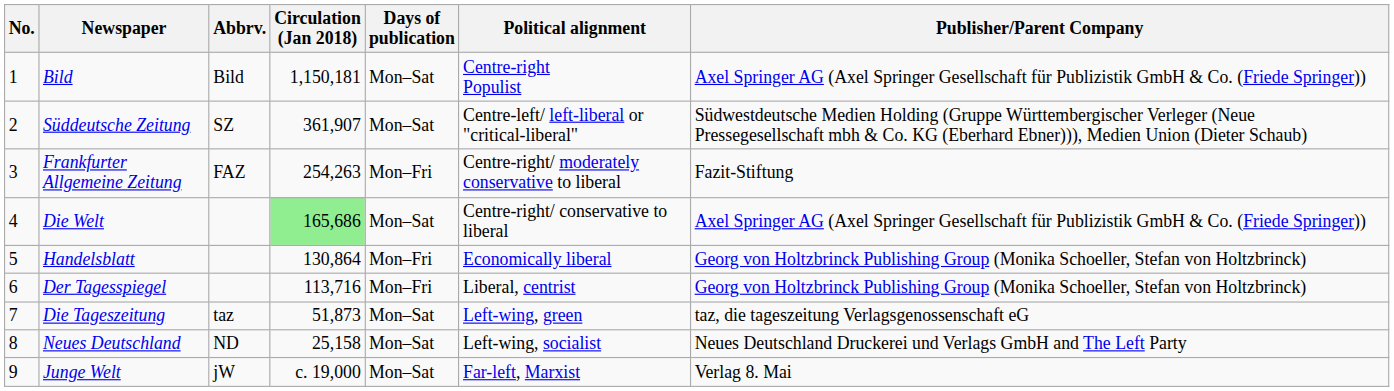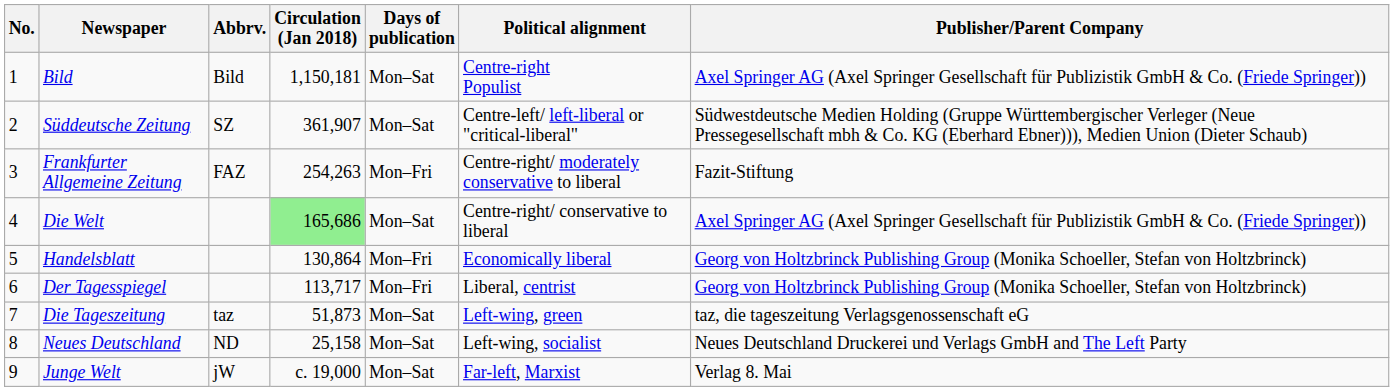(332, 287) 113,716 -> (332, 287) 113,717
